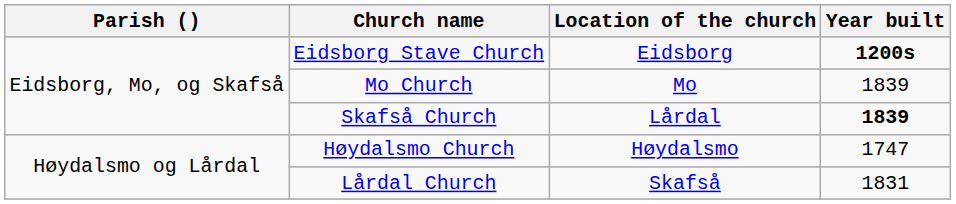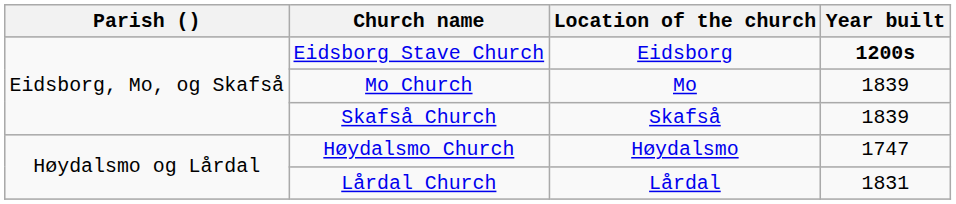(685, 118) Lårdal -> (685, 118) Skafså
(885, 118) bold -> (885, 118) normal
(685, 183) Skafså -> (685, 183) Lårdal
